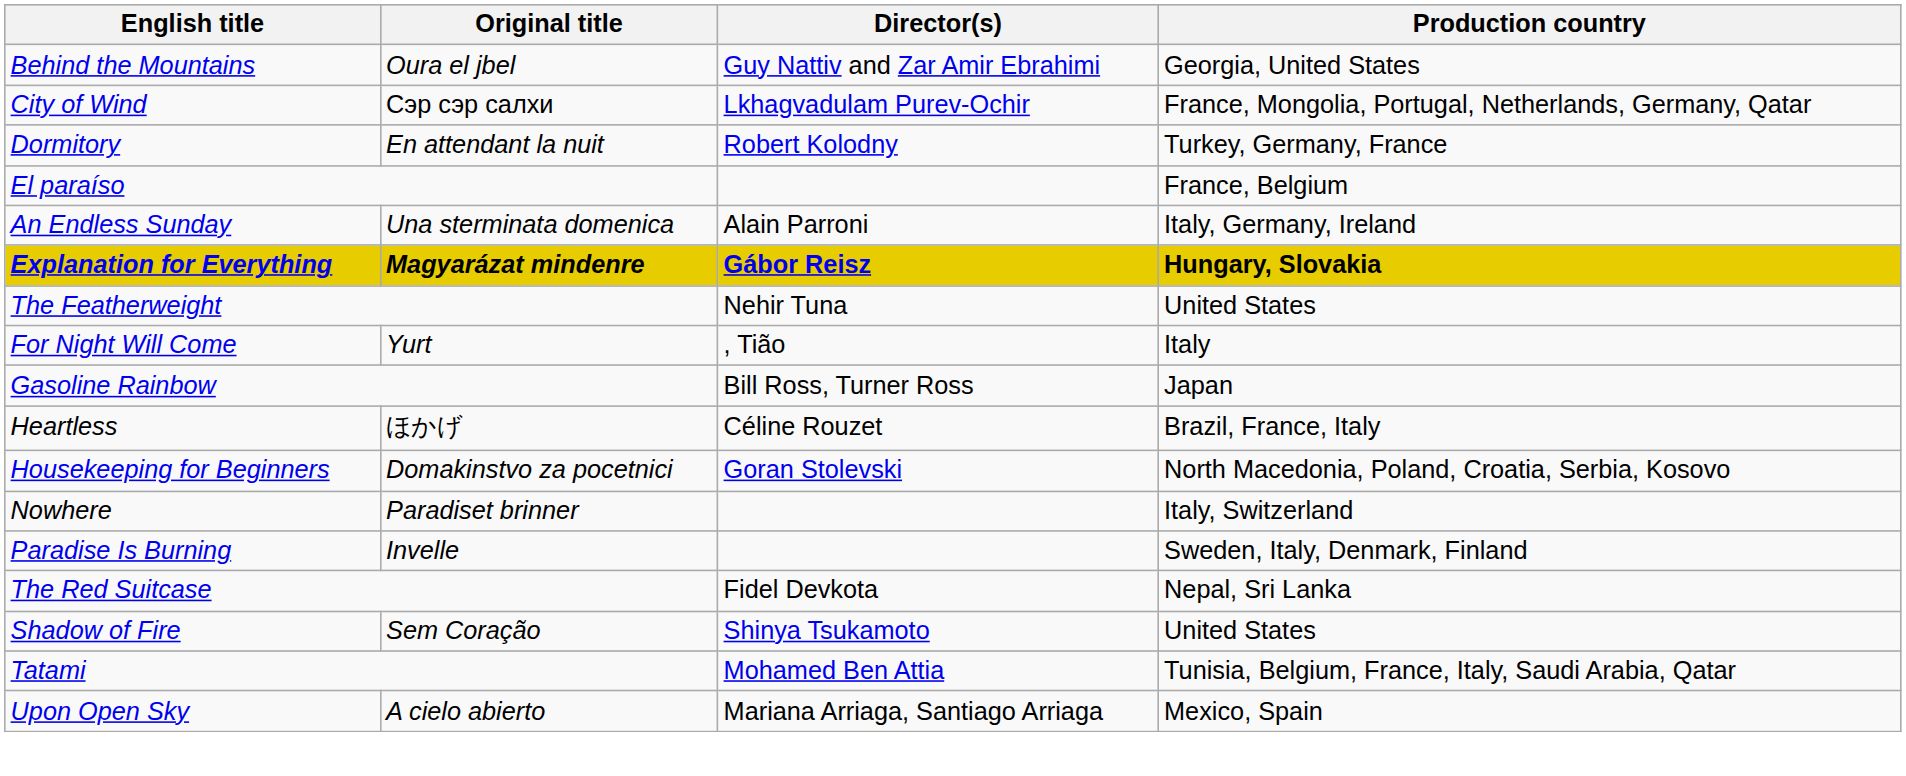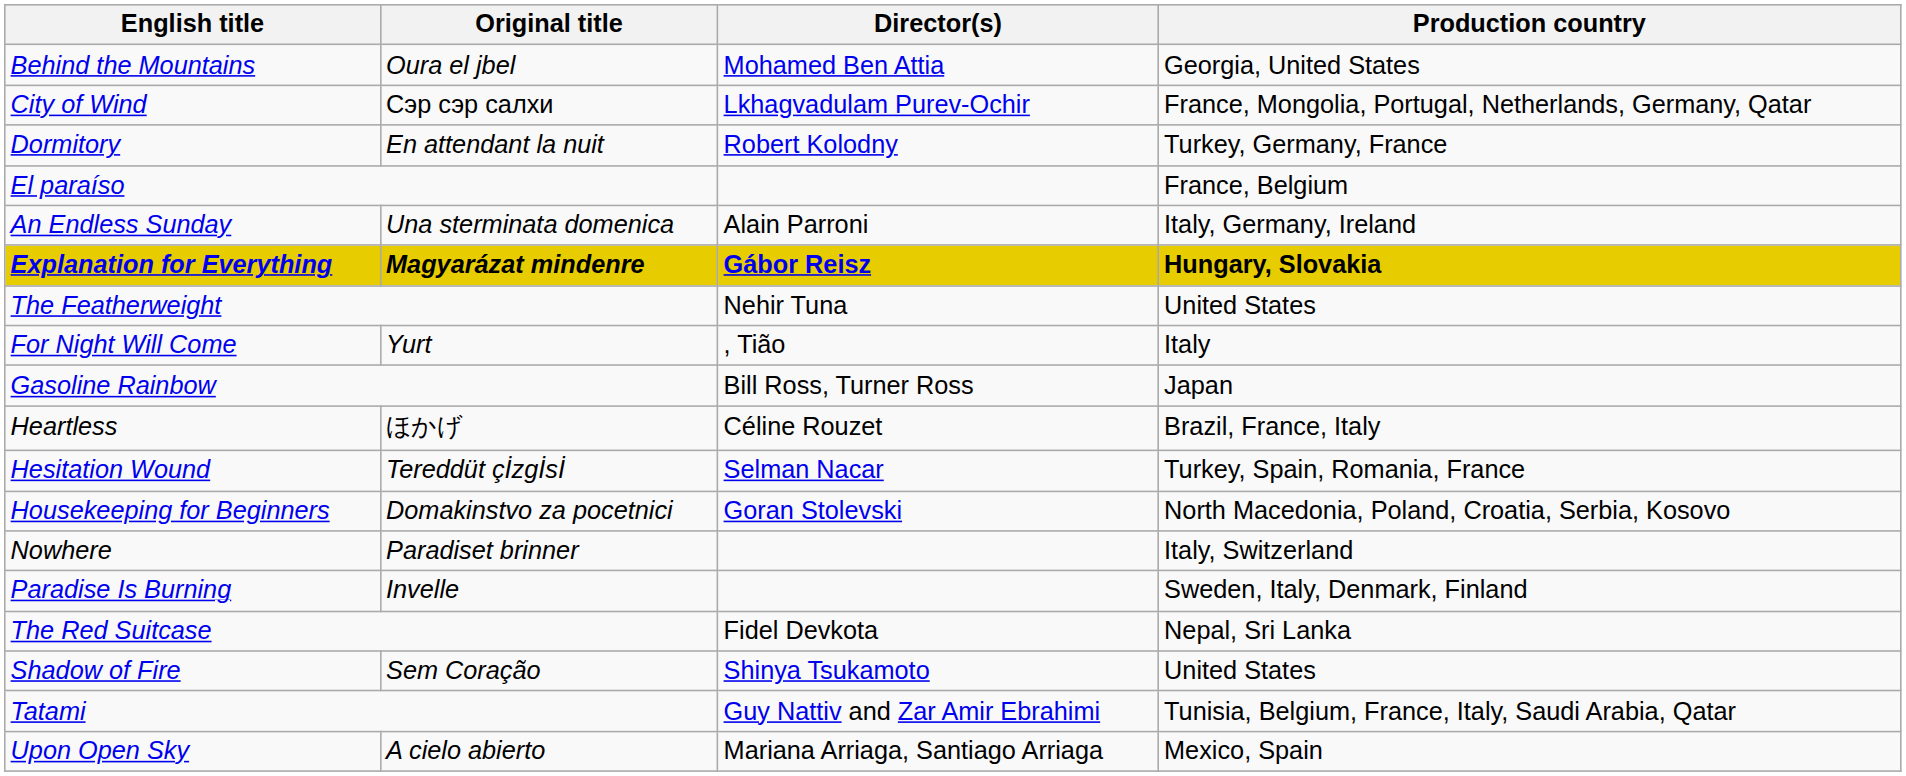(912, 64) Guy Nattiv and Zar Amir Ebrahimi -> (834, 64) Mohamed Ben Attia
+ row: (110, 470)
(834, 670) Mohamed Ben Attia -> (912, 710) Guy Nattiv and Zar Amir Ebrahimi
